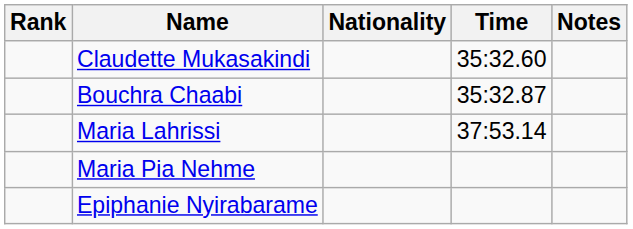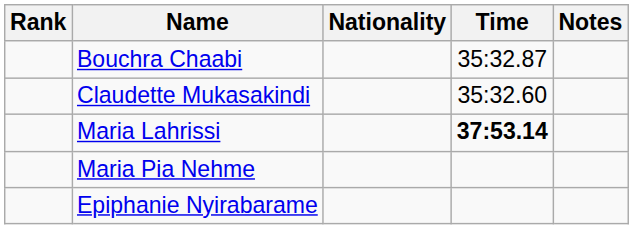rows swapped: (194, 59) <-> (160, 95)
(502, 132) normal -> (502, 132) bold
